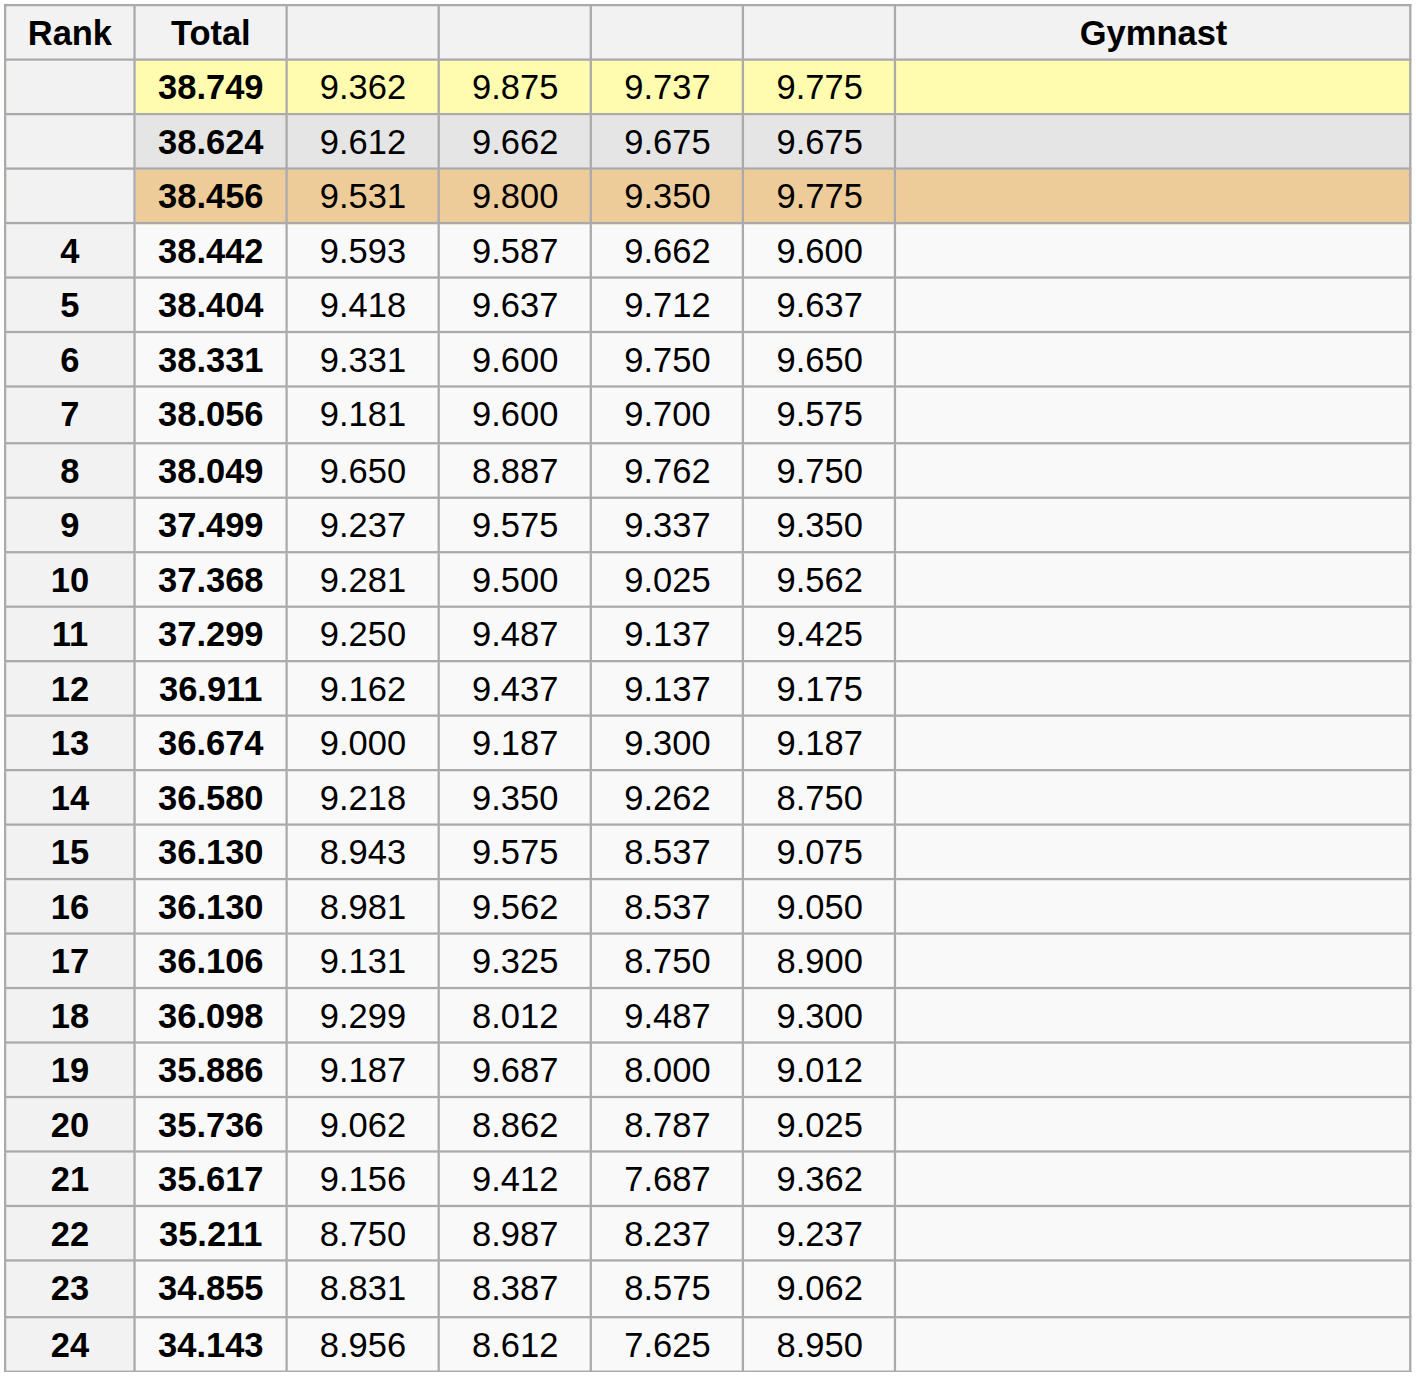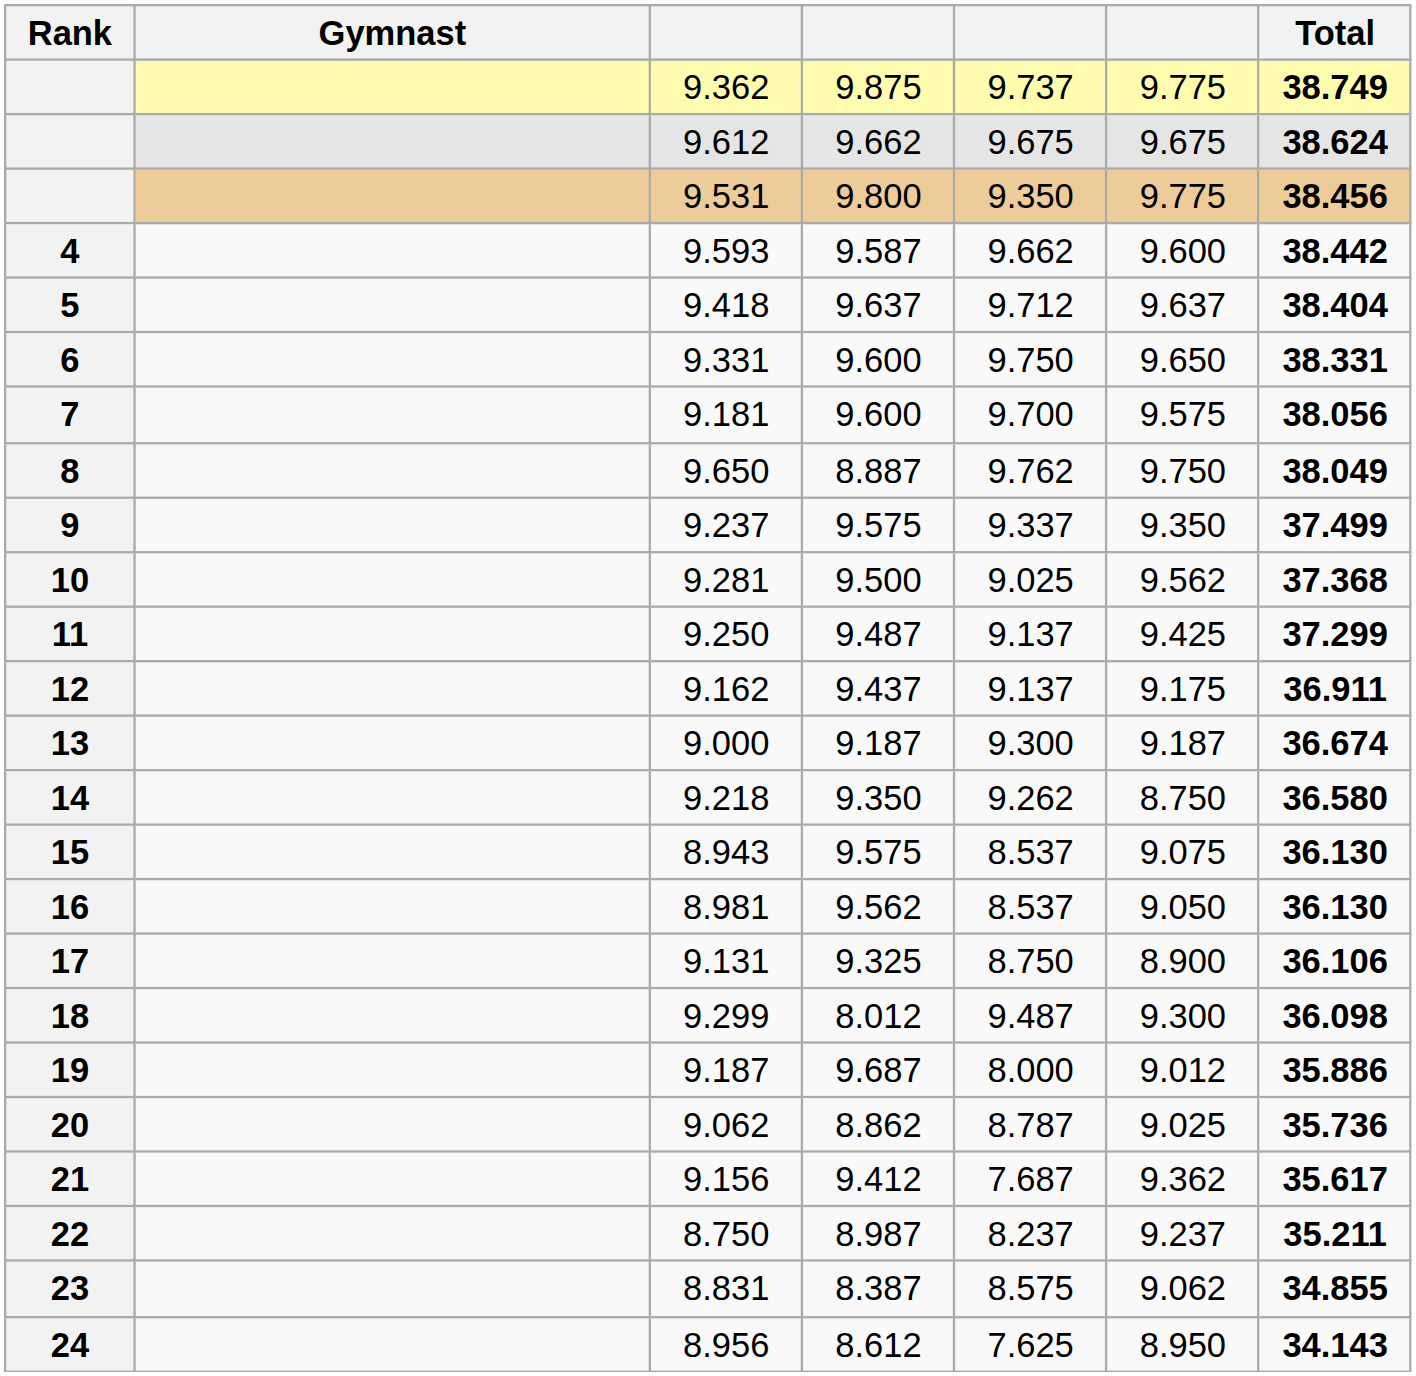columns swapped: (1154, 33) <-> (211, 33)
